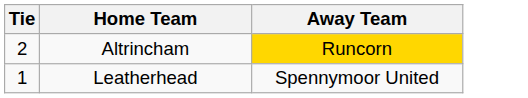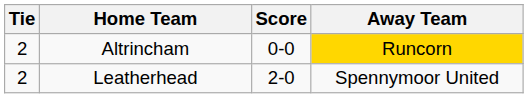+ column: (281, 19)
(22, 78) 1 -> (22, 78) 2
